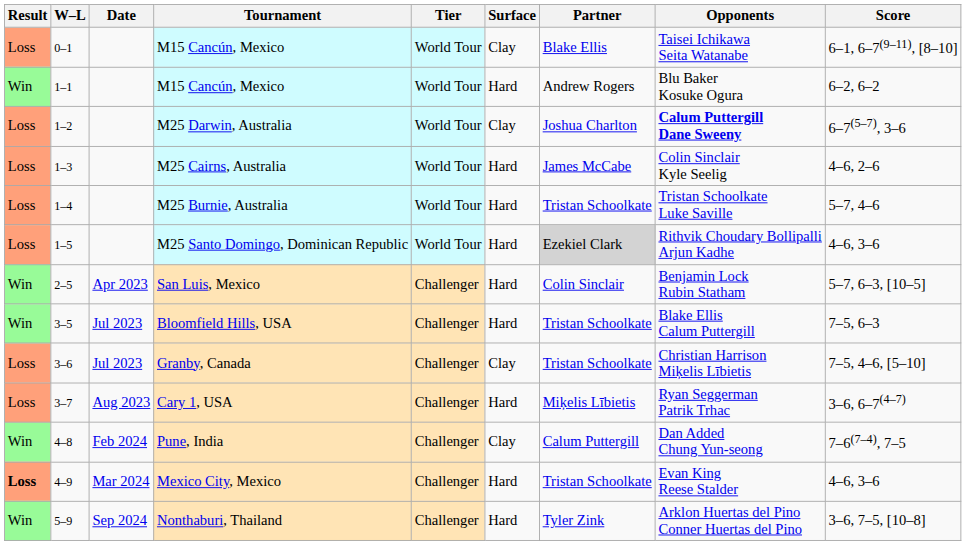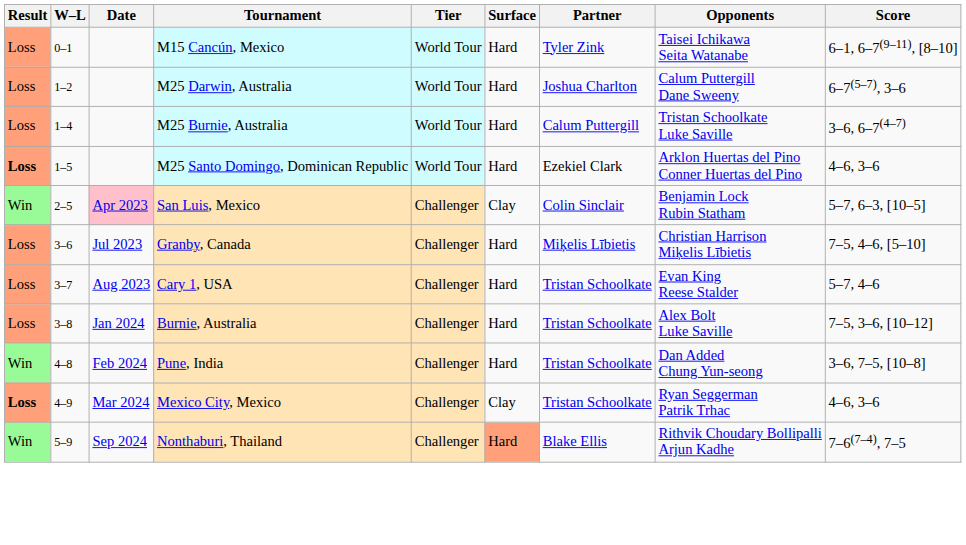(502, 47) Clay -> (503, 47) Hard
(575, 47) Blake Ellis -> (574, 47) Tyler Zink
- row: (63, 87)
(502, 126) Clay -> (503, 86) Hard
(711, 126) bold -> (707, 86) normal
- row: (63, 166)
(597, 205) Tristan Schoolkate -> (591, 126) Calum Puttergill
(854, 205) 5–7, 4–6 -> (867, 126) 3–6, 6–7(4–7)
(22, 244) normal -> (22, 165) bold
(582, 244) lightgrey background -> (582, 165) no background
(740, 244) Rithvik Choudary Bollipalli Arjun Kadhe -> (730, 165) Arklon Huertas del Pino Conner Huertas del Pino
(120, 284) no background -> (120, 205) pink background
(503, 284) Hard -> (502, 205) Clay
- row: (63, 324)
(502, 363) Clay -> (503, 244) Hard
(597, 363) Tristan Schoolkate -> (589, 244) Miķelis Lībietis
(589, 402) Miķelis Lībietis -> (597, 284) Tristan Schoolkate
(708, 402) Ryan Seggerman Patrik Trhac -> (698, 284) Evan King Reese Stalder
(867, 402) 3–6, 6–7(4–7) -> (854, 284) 5–7, 4–6
+ row: (63, 324)
(502, 442) Clay -> (503, 363) Hard
(591, 442) Calum Puttergill -> (597, 363) Tristan Schoolkate
(867, 442) 7–6(7–4), 7–5 -> (877, 363) 3–6, 7–5, [10–8]
(503, 481) Hard -> (502, 402) Clay
(698, 481) Evan King Reese Stalder -> (708, 402) Ryan Seggerman Patrik Trhac
(503, 520) no background -> (503, 442) lightsalmon background
(574, 520) Tyler Zink -> (575, 442) Blake Ellis
(730, 520) Arklon Huertas del Pino Conner Huertas del Pino -> (740, 442) Rithvik Choudary Bollipalli Arjun Kadhe
(877, 520) 3–6, 7–5, [10–8] -> (867, 442) 7–6(7–4), 7–5
